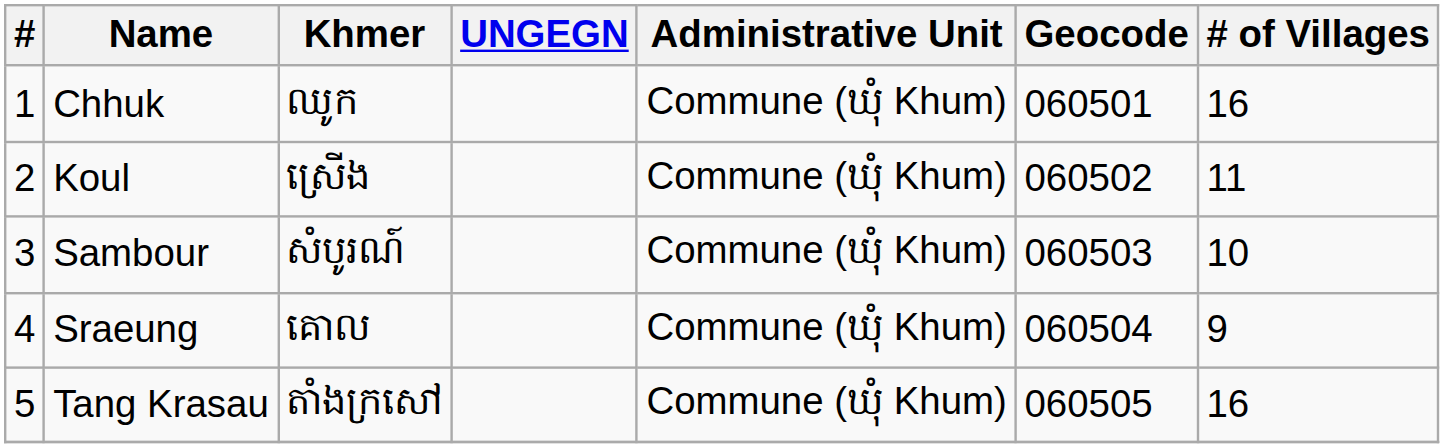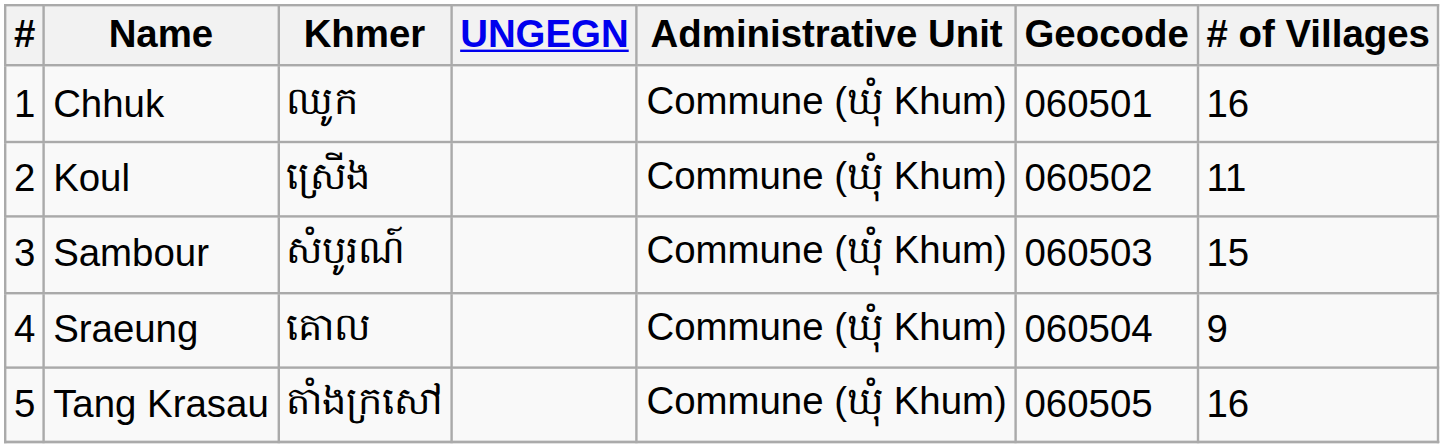(1228, 253) 10 -> (1228, 253) 15
